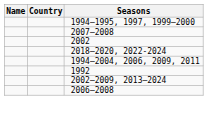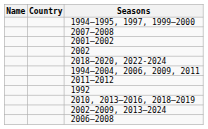+ row: (92, 42)
+ row: (92, 81)
+ row: (133, 100)
